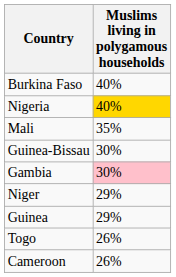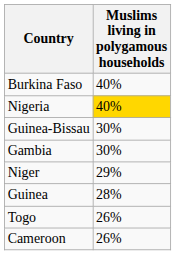- row: (21, 128)
(109, 172) pink background -> (109, 150) no background
(109, 217) 29% -> (109, 194) 28%
